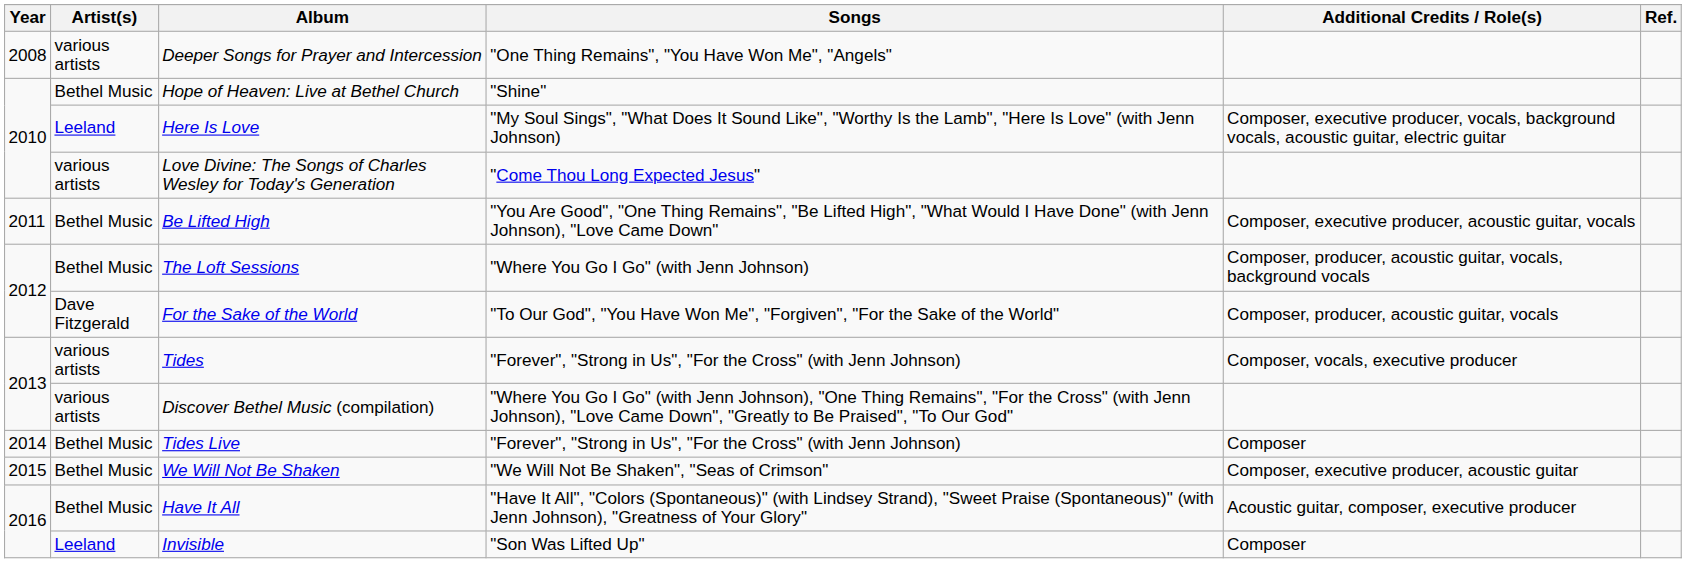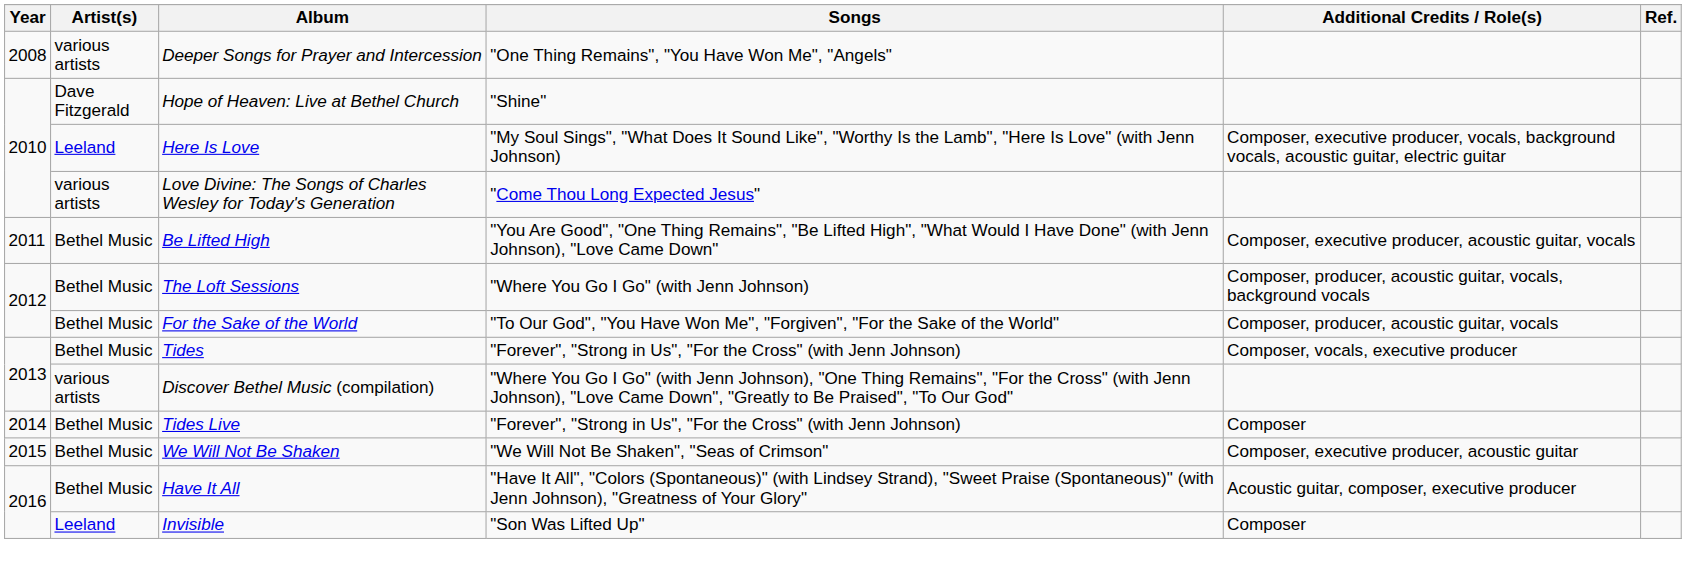(103, 91) Bethel Music -> (92, 101) Dave Fitzgerald
(92, 314) Dave Fitzgerald -> (103, 323) Bethel Music
(82, 360) various artists -> (103, 350) Bethel Music
